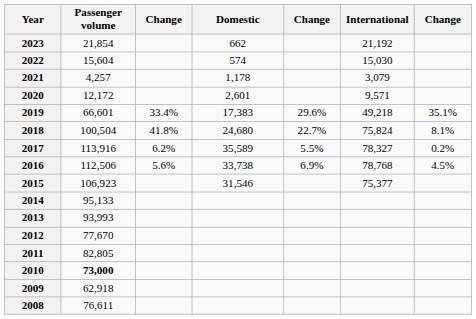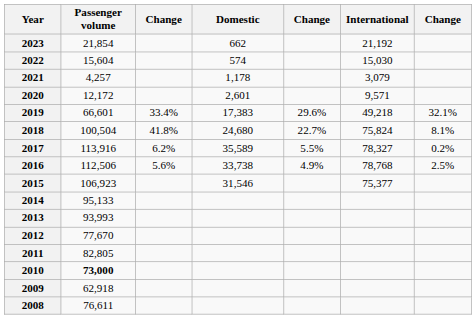(443, 113) 35.1% -> (443, 113) 32.1%
(312, 165) 6.9% -> (312, 165) 4.9%
(443, 165) 4.5% -> (443, 165) 2.5%
